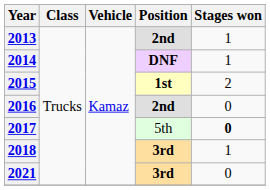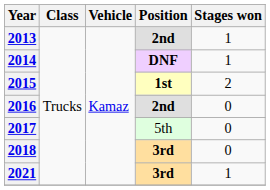(228, 128) bold -> (228, 128) normal
(228, 151) 1 -> (228, 151) 0
(228, 173) 0 -> (228, 173) 1
